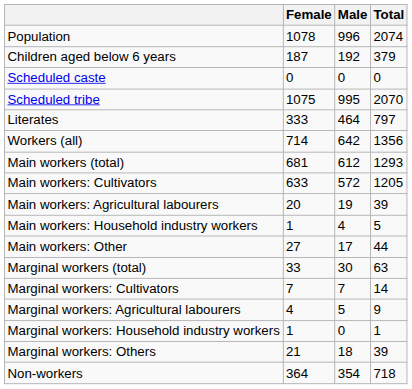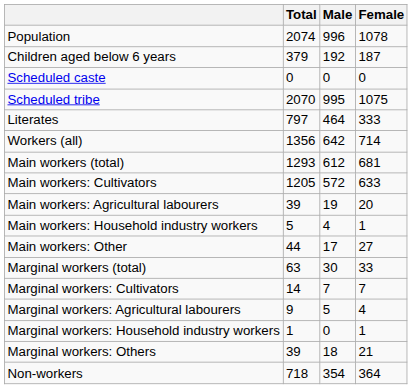columns swapped: (389, 15) <-> (309, 15)
